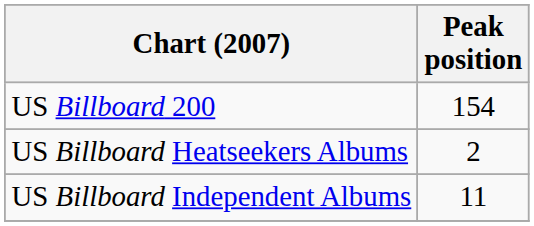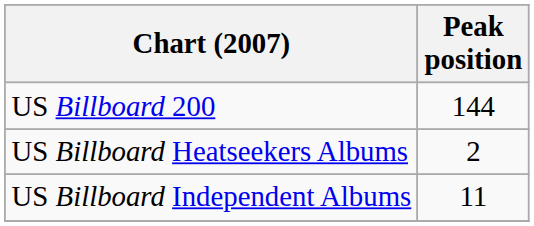(473, 105) 154 -> (473, 105) 144
